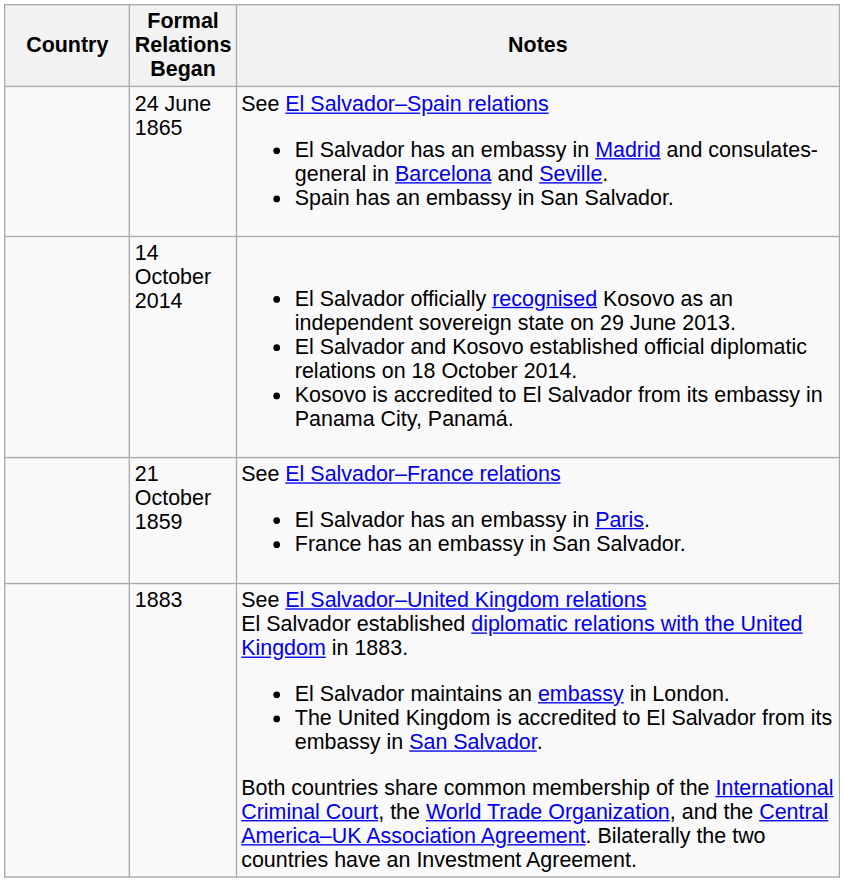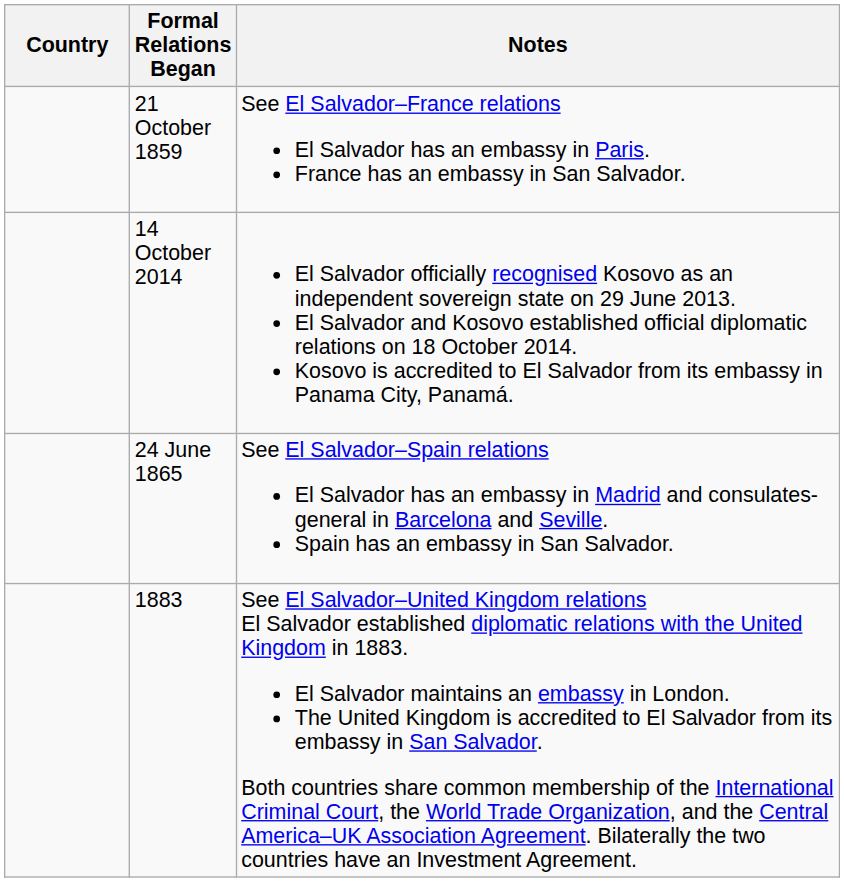rows swapped: (173, 498) <-> (173, 115)
